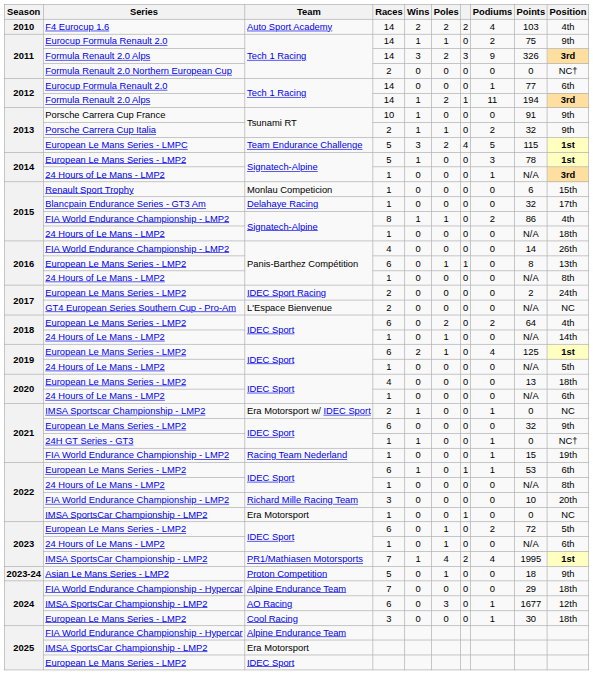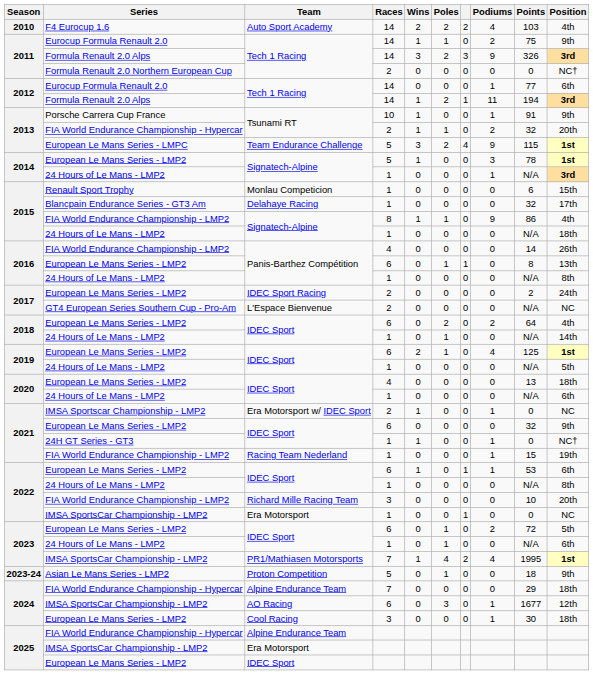(492, 116) 0 -> (492, 116) 1
(101, 130) Porsche Carrera Cup Italia -> (144, 130) FIA World Endurance Championship - Hypercar
(568, 130) 9th -> (568, 130) 20th
(492, 145) 5 -> (492, 145) 9
(492, 219) 2 -> (492, 219) 9
